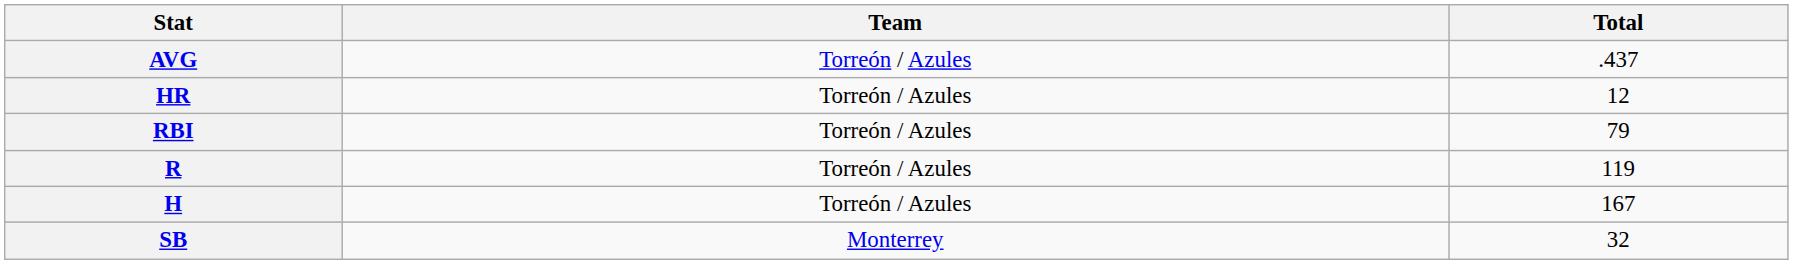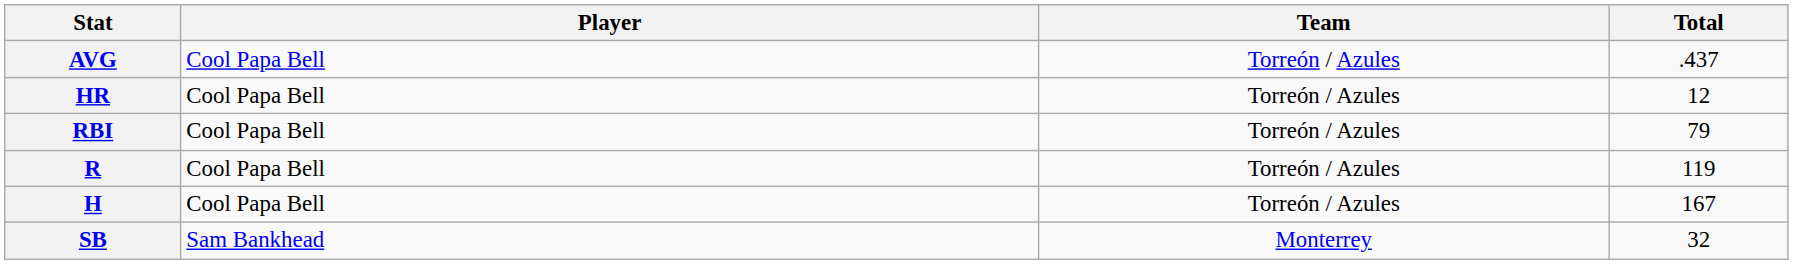+ column: (610, 22)
